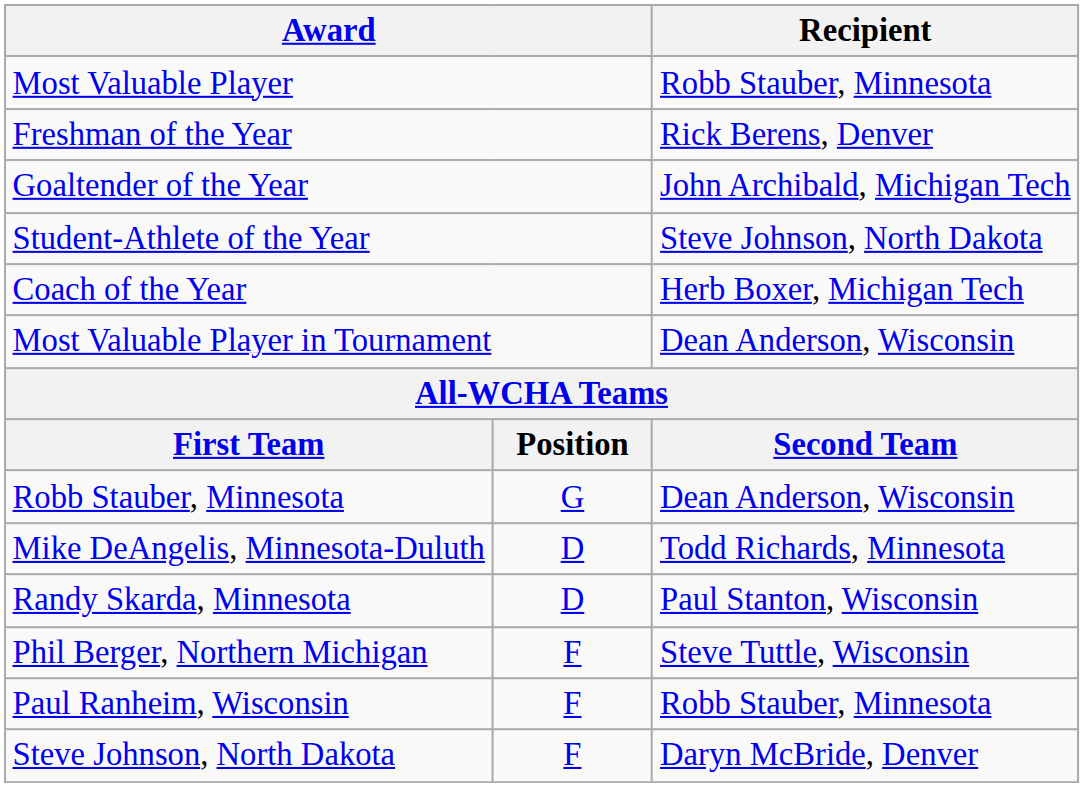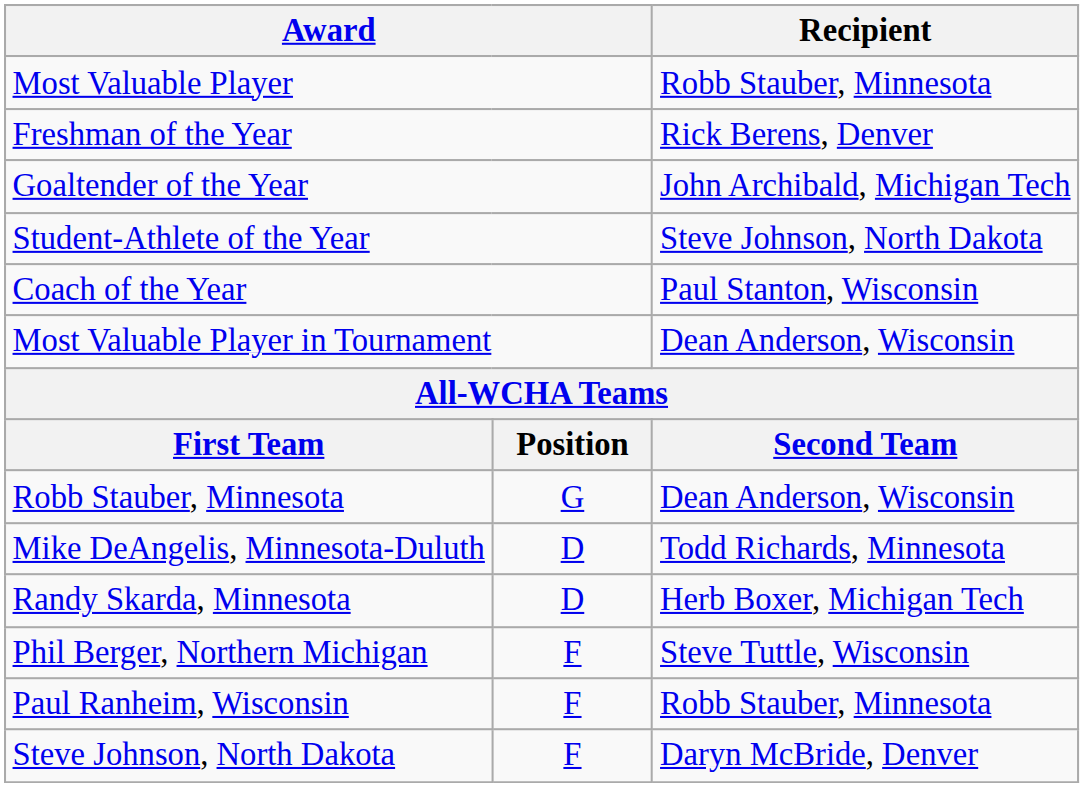(842, 289) Herb Boxer, Michigan Tech -> (819, 289) Paul Stanton, Wisconsin
(819, 599) Paul Stanton, Wisconsin -> (842, 599) Herb Boxer, Michigan Tech
